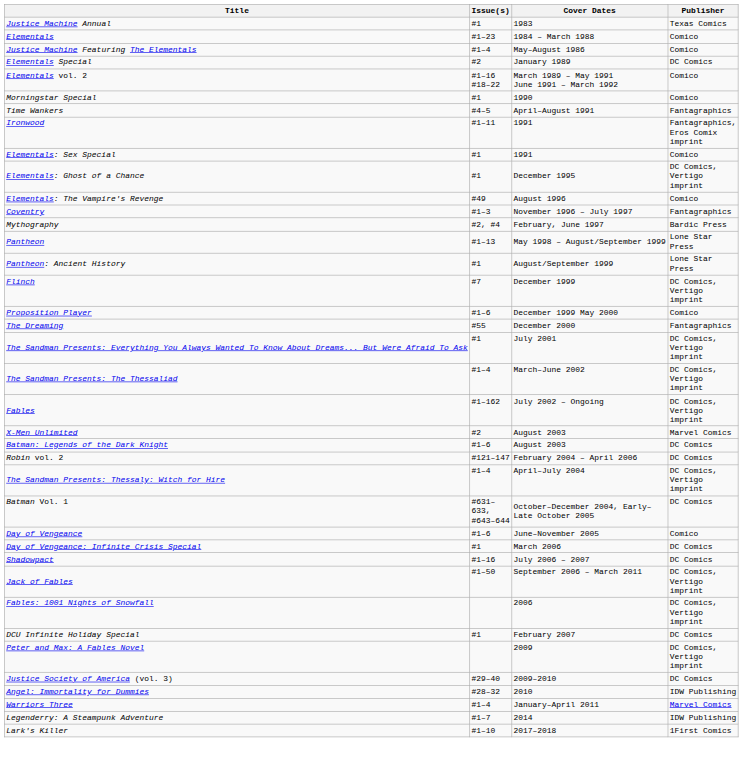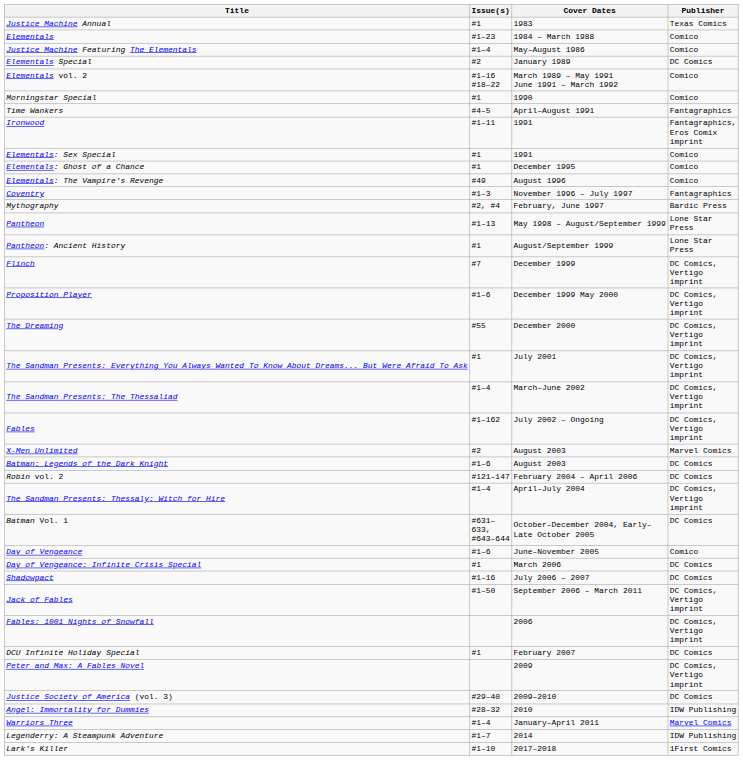(693, 177) DC Comics, Vertigo imprint -> (684, 167) Comico
(684, 313) Comico -> (693, 304) DC Comics, Vertigo imprint
(701, 326) Fantagraphics -> (693, 335) DC Comics, Vertigo imprint
